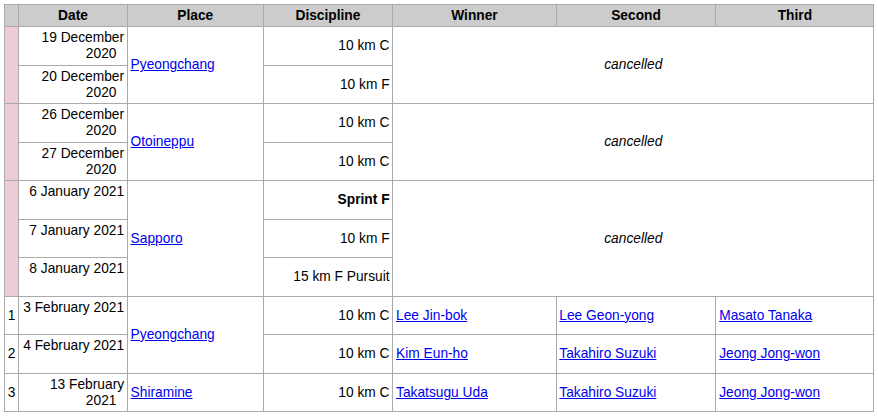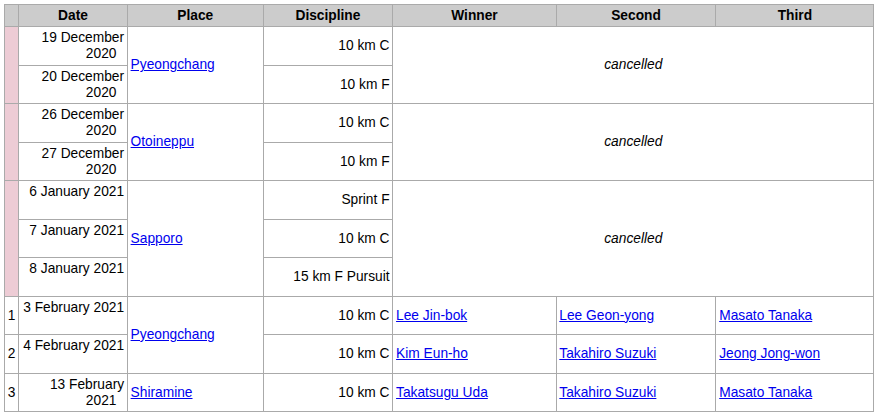(364, 161) 10 km C -> (365, 161) 10 km F
(364, 200) bold -> (365, 200) normal
(365, 238) 10 km F -> (364, 238) 10 km C
(770, 392) Jeong Jong-won -> (766, 392) Masato Tanaka
